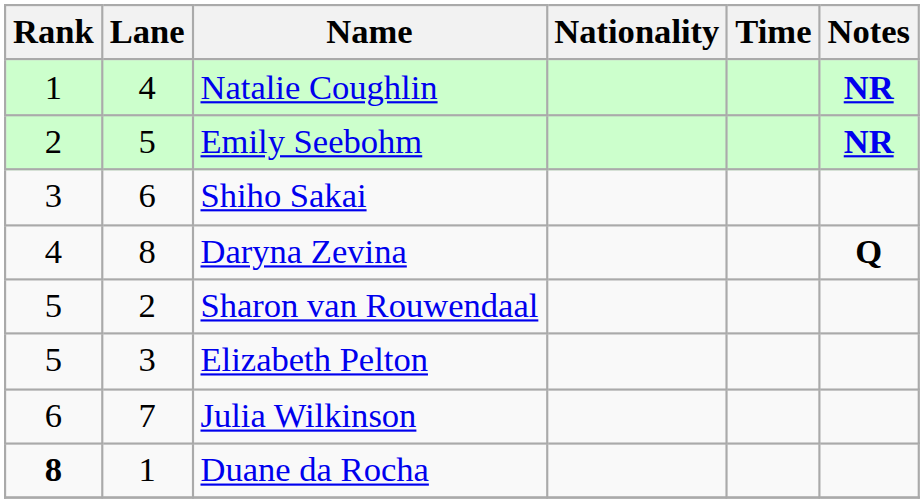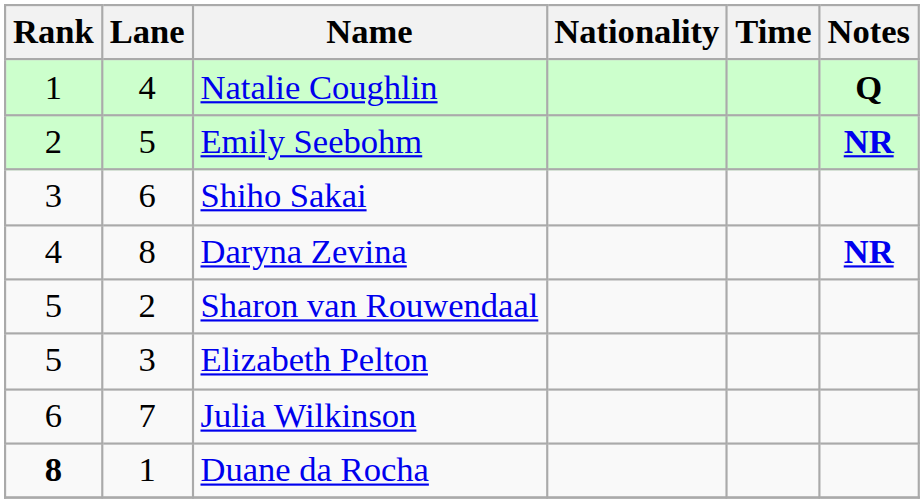(869, 86) NR -> (869, 86) Q
(869, 251) Q -> (869, 251) NR
